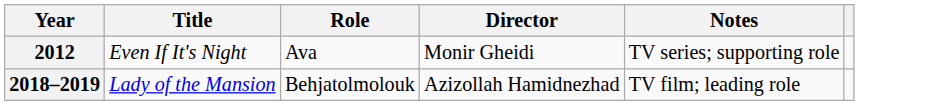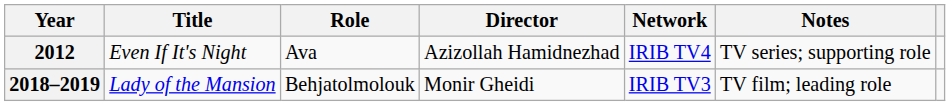+ column: (670, 20)
(479, 52) Monir Gheidi -> (522, 52) Azizollah Hamidnezhad
(522, 84) Azizollah Hamidnezhad -> (479, 84) Monir Gheidi
